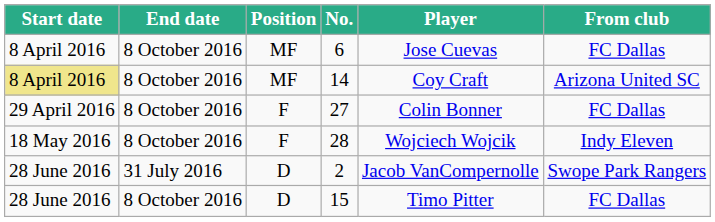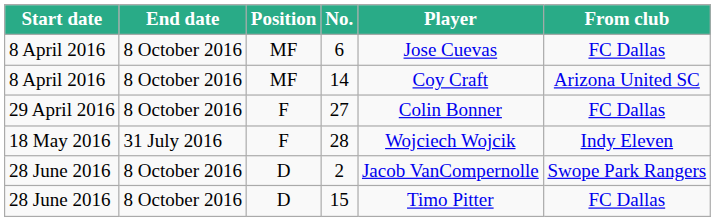(57, 79) khaki background -> (57, 79) no background
(183, 140) 8 October 2016 -> (173, 140) 31 July 2016
(173, 170) 31 July 2016 -> (183, 170) 8 October 2016
